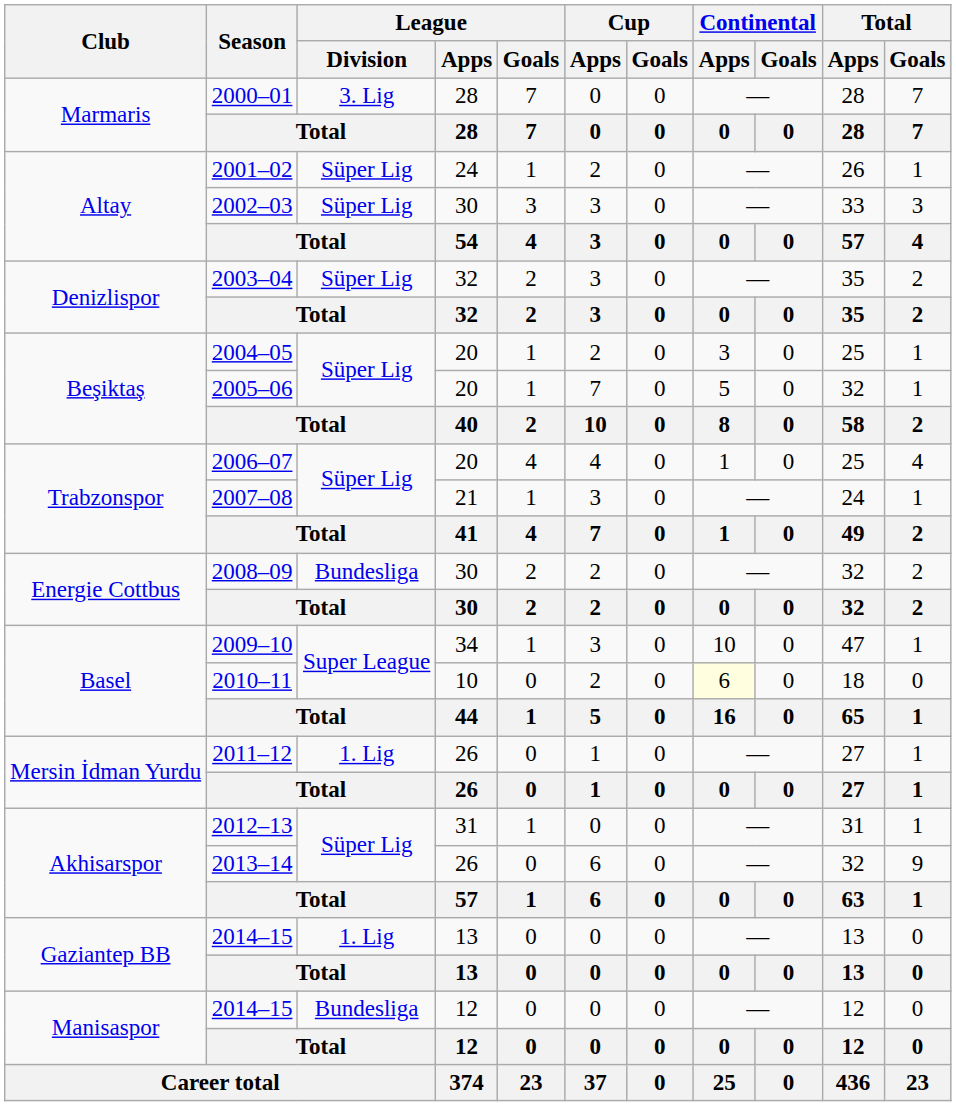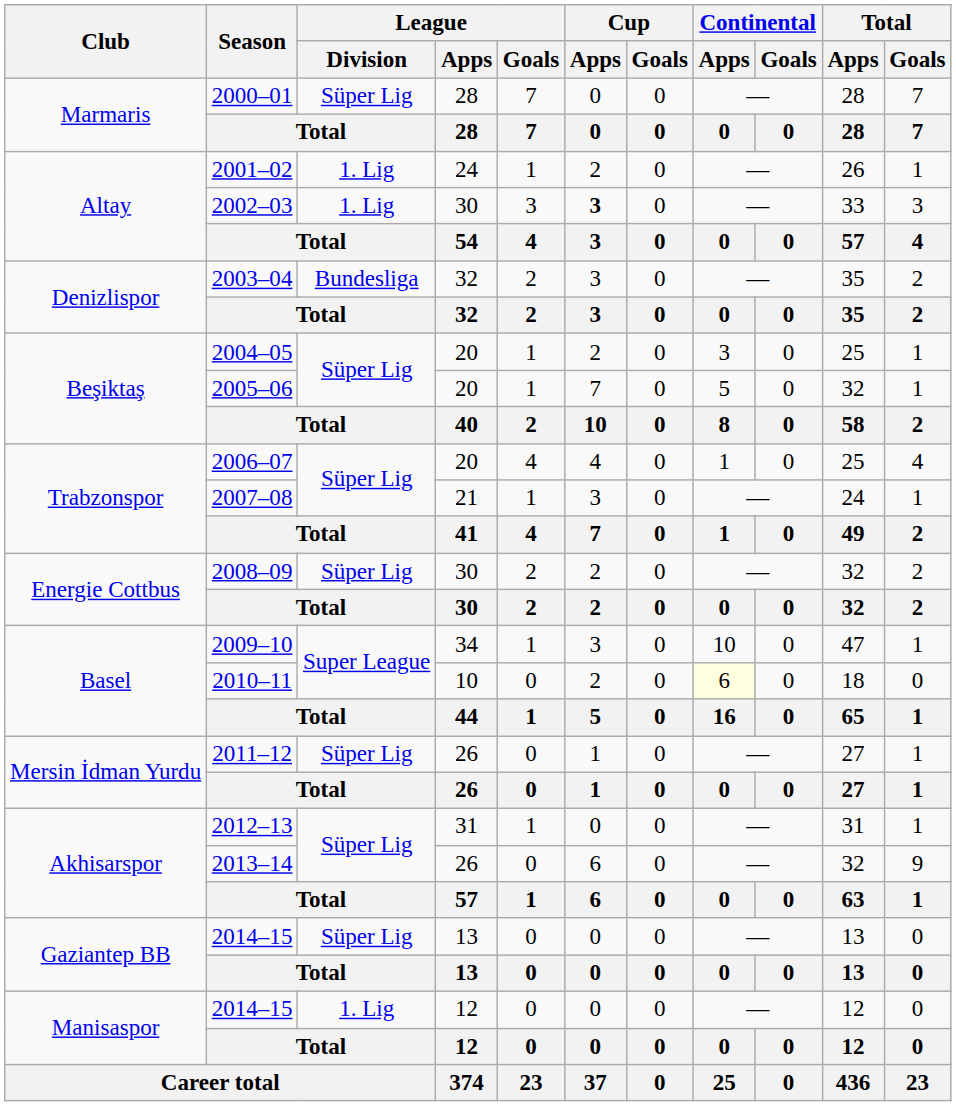(367, 95) 3. Lig -> (367, 95) Süper Lig
(367, 168) Süper Lig -> (367, 168) 1. Lig
(367, 205) Süper Lig -> (367, 205) 1. Lig
(595, 205) normal -> (595, 205) bold
(367, 278) Süper Lig -> (367, 278) Bundesliga
(367, 570) Bundesliga -> (367, 570) Süper Lig
(367, 753) 1. Lig -> (367, 753) Süper Lig
(367, 936) 1. Lig -> (367, 936) Süper Lig
(367, 1009) Bundesliga -> (367, 1009) 1. Lig
